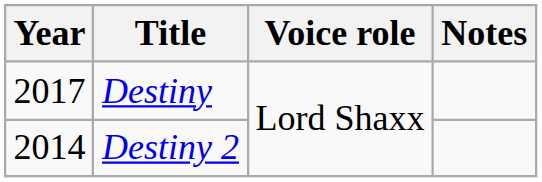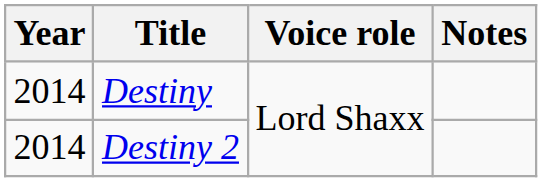(49, 90) 2017 -> (49, 90) 2014
